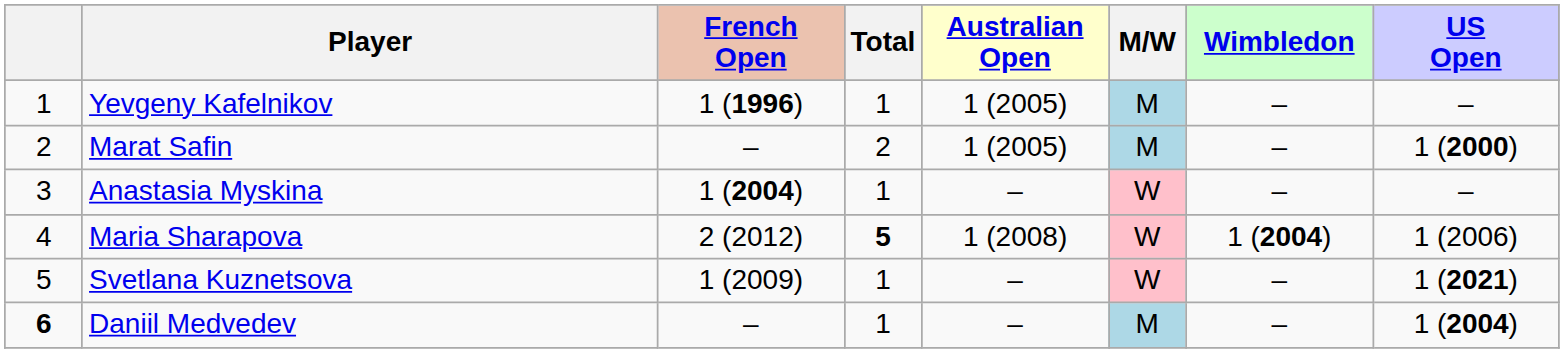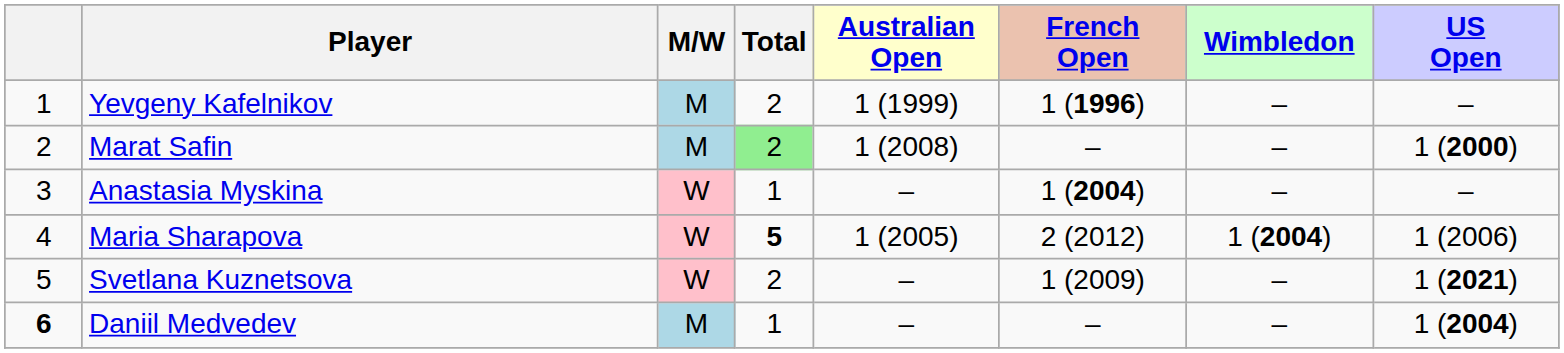columns swapped: (1147, 42) <-> (751, 42)
(883, 102) 1 -> (774, 102) 2
(1015, 102) 1 (2005) -> (906, 102) 1 (1999)
(883, 147) no background -> (774, 147) lightgreen background
(1015, 147) 1 (2005) -> (906, 147) 1 (2008)
(1015, 235) 1 (2008) -> (906, 235) 1 (2005)
(883, 280) 1 -> (774, 280) 2
